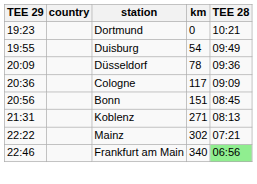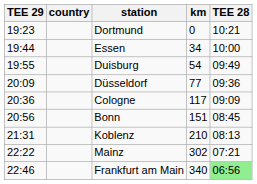+ row: (110, 48)
(195, 65) 78 -> (195, 83) 77
(198, 118) 271 -> (198, 135) 210
